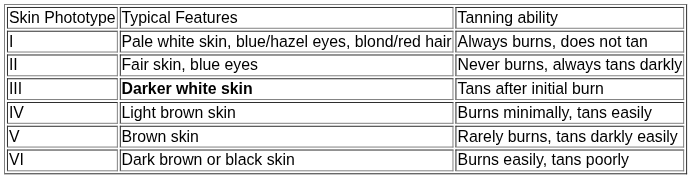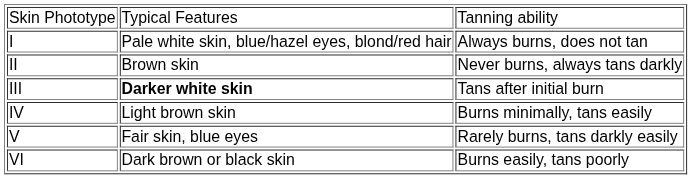(190, 65) Fair skin, blue eyes -> (160, 65) Brown skin
(160, 136) Brown skin -> (190, 136) Fair skin, blue eyes
